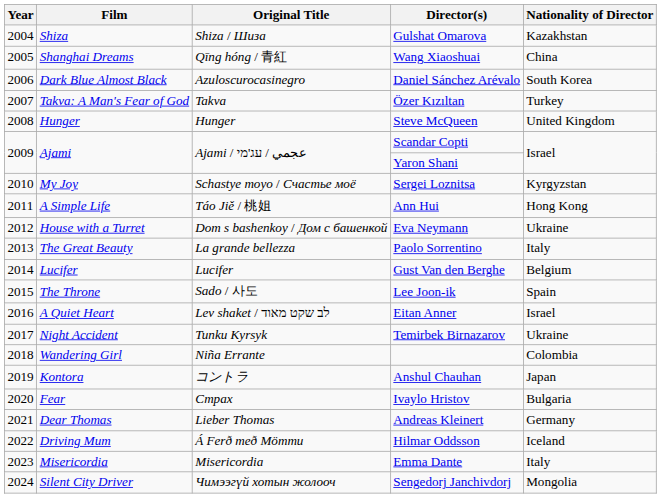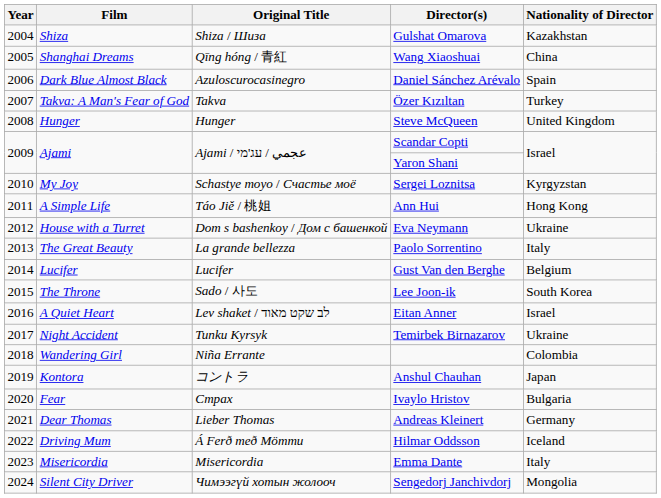(559, 79) South Korea -> (541, 79) Spain
(541, 291) Spain -> (559, 291) South Korea
